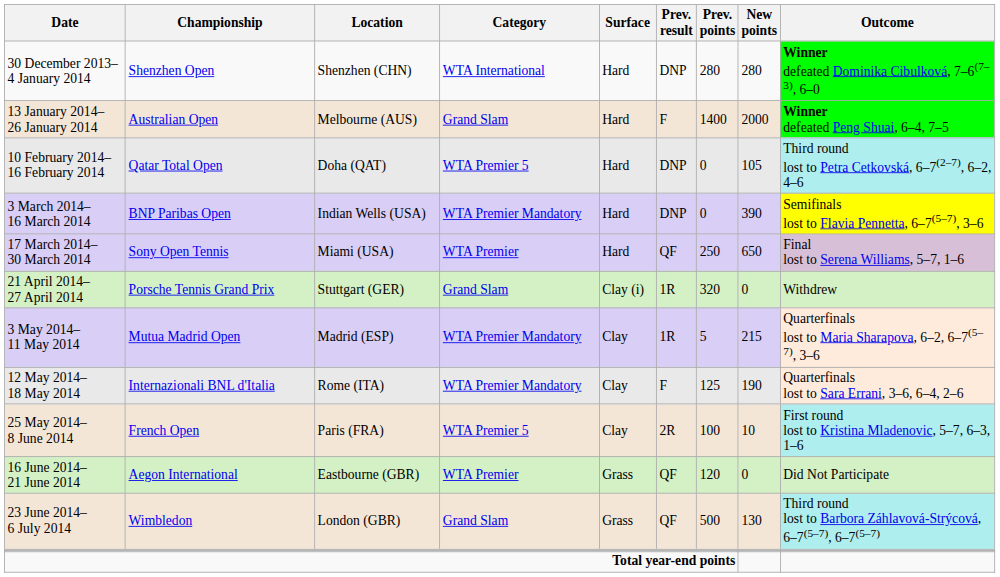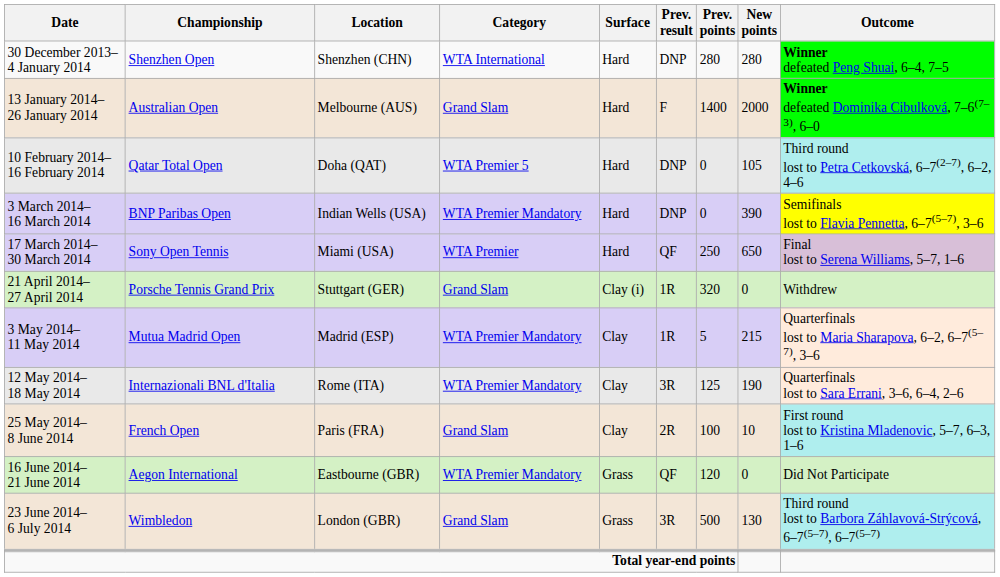(886, 71) Winner defeated Dominika Cibulková, 7–6(7–3), 6–0 -> (866, 59) Winner defeated Peng Shuai, 6–4, 7–5
(866, 119) Winner defeated Peng Shuai, 6–4, 7–5 -> (886, 108) Winner defeated Dominika Cibulková, 7–6(7–3), 6–0
(663, 385) F -> (667, 385) 3R
(486, 430) WTA Premier 5 -> (476, 430) Grand Slam
(481, 474) WTA Premier -> (512, 474) WTA Premier Mandatory
(668, 521) QF -> (667, 521) 3R
